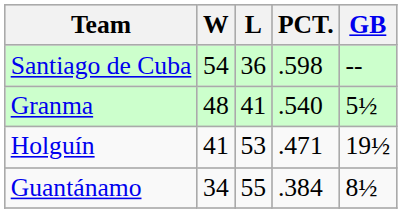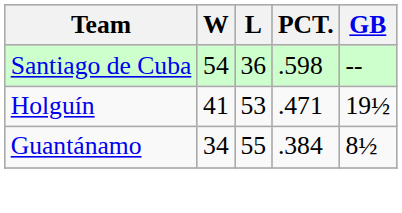- row: (52, 106)
